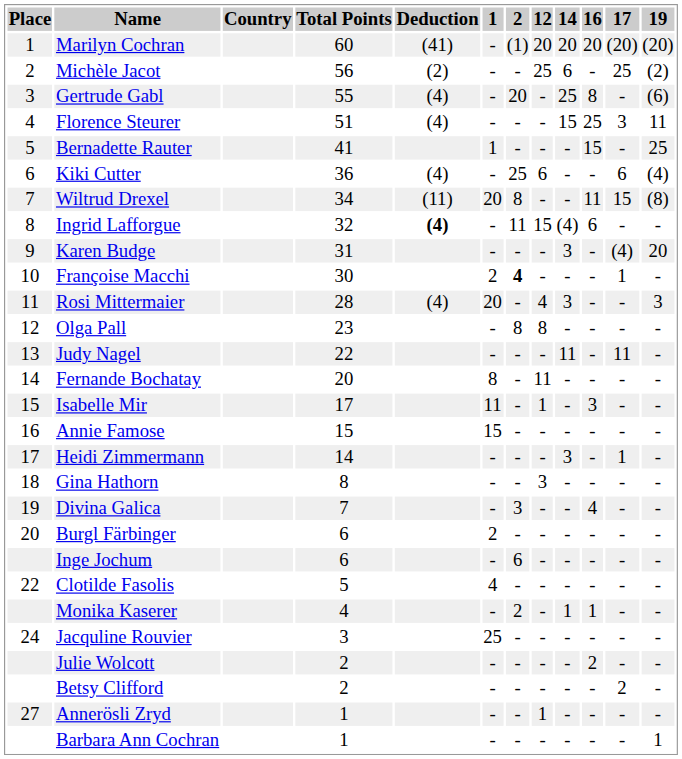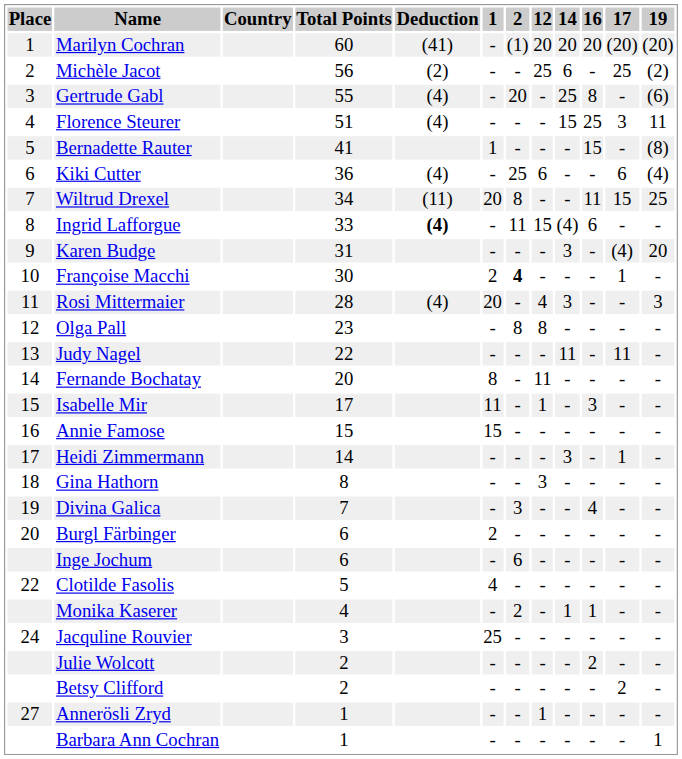(658, 147) 25 -> (658, 147) (8)
(658, 199) (8) -> (658, 199) 25
(344, 225) 32 -> (344, 225) 33
